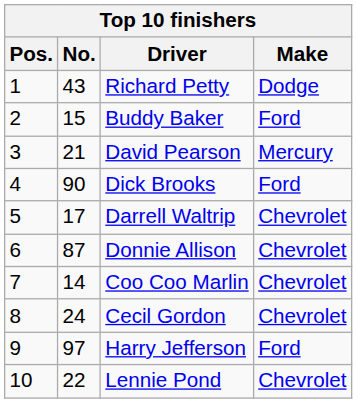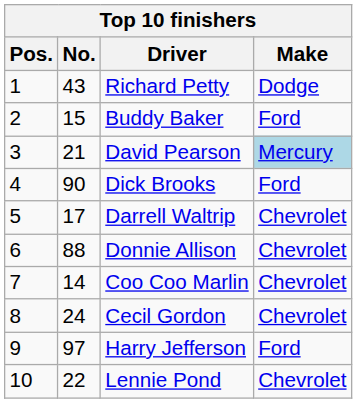(295, 151) no background -> (295, 151) lightblue background
(74, 250) 87 -> (74, 250) 88
